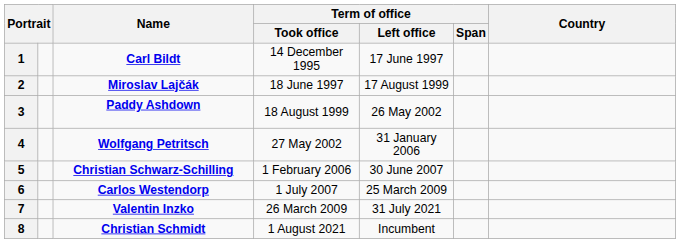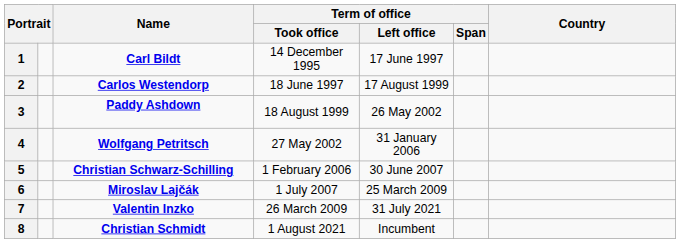(153, 85) Miroslav Lajčák -> (153, 85) Carlos Westendorp
(153, 190) Carlos Westendorp -> (153, 190) Miroslav Lajčák
